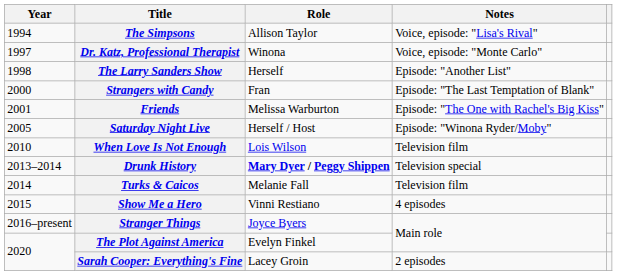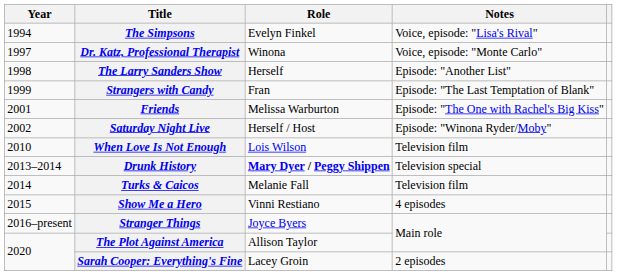(283, 33) Allison Taylor -> (282, 33) Evelyn Finkel
(19, 90) 2000 -> (19, 90) 1999
(19, 128) 2005 -> (19, 128) 2002
(282, 242) Evelyn Finkel -> (283, 242) Allison Taylor
